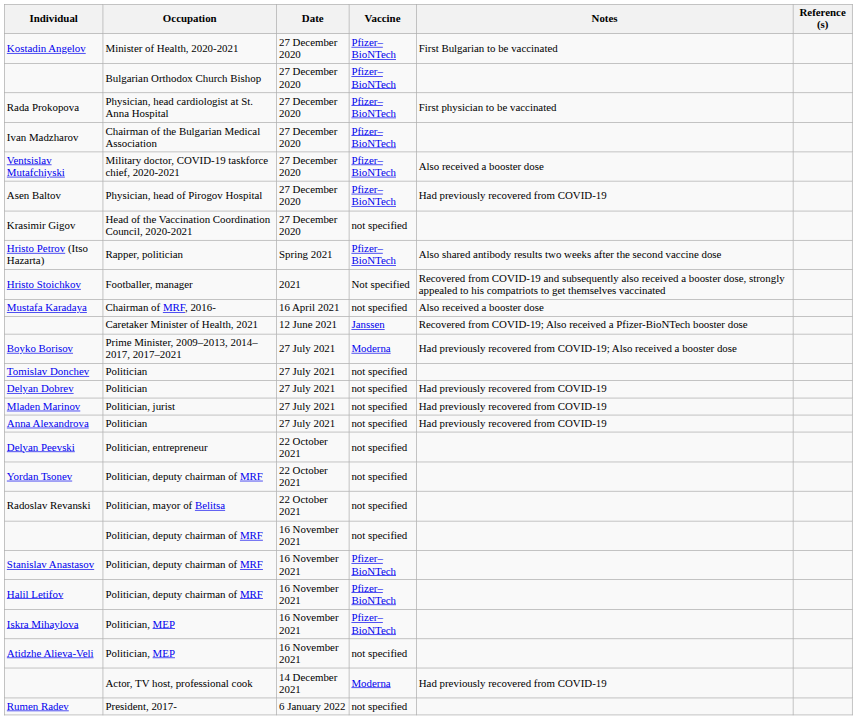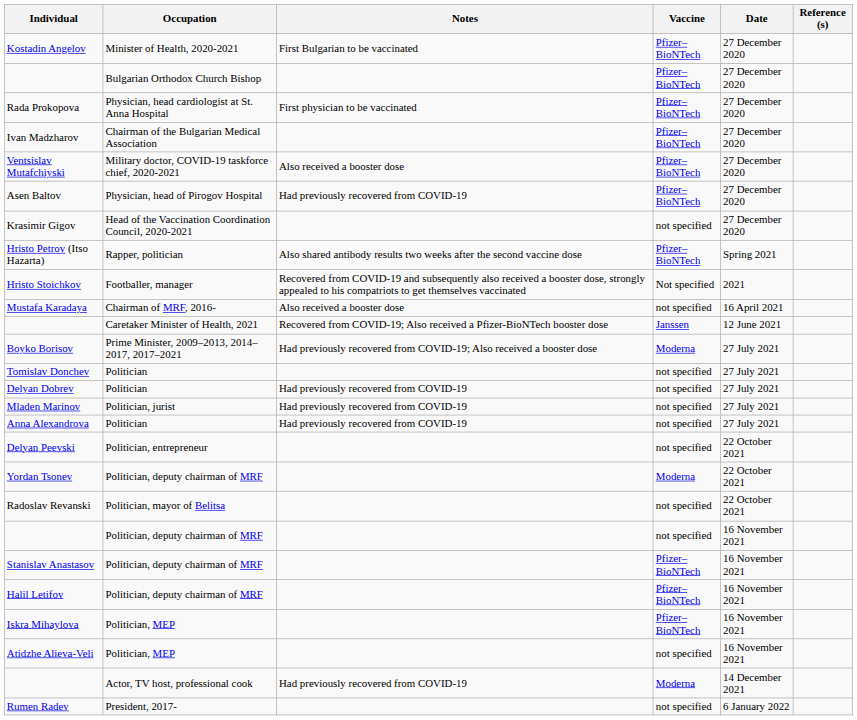columns swapped: (313, 19) <-> (605, 19)
(379, 476) not specified -> (675, 476) Moderna
